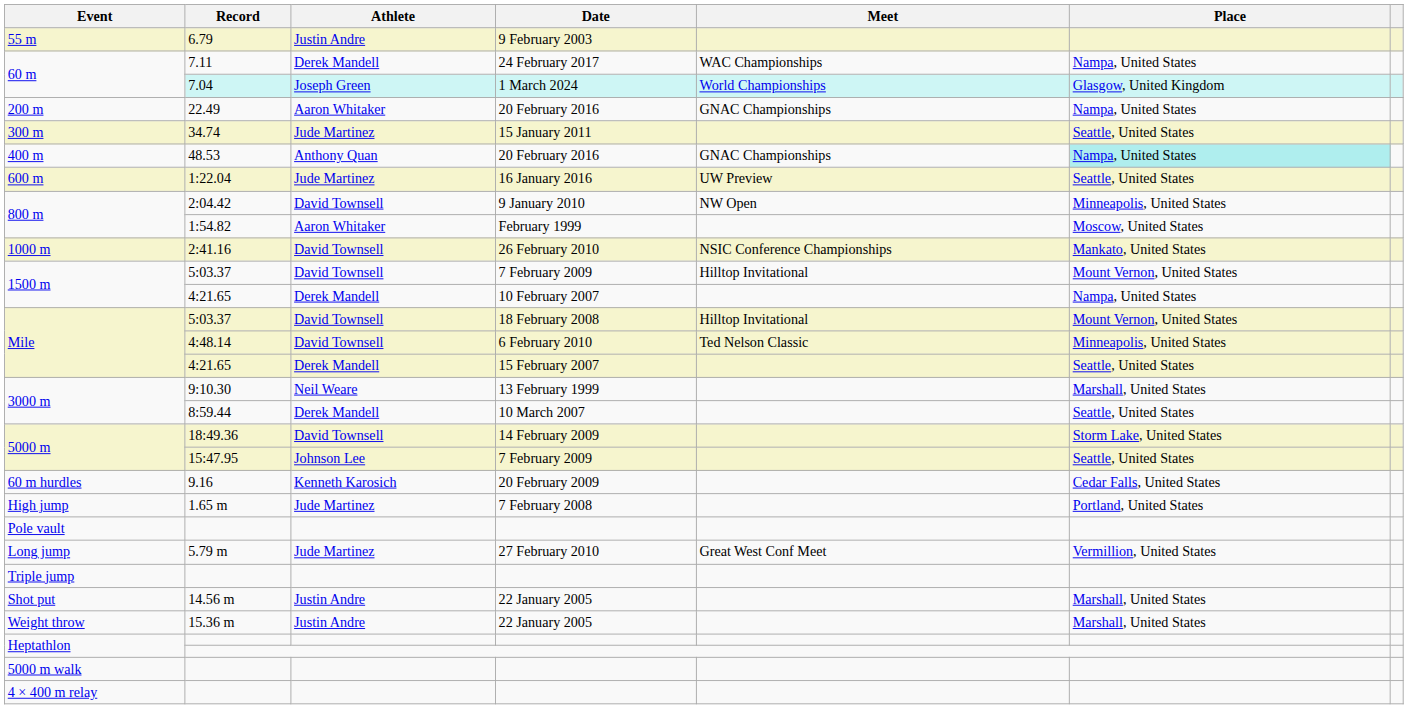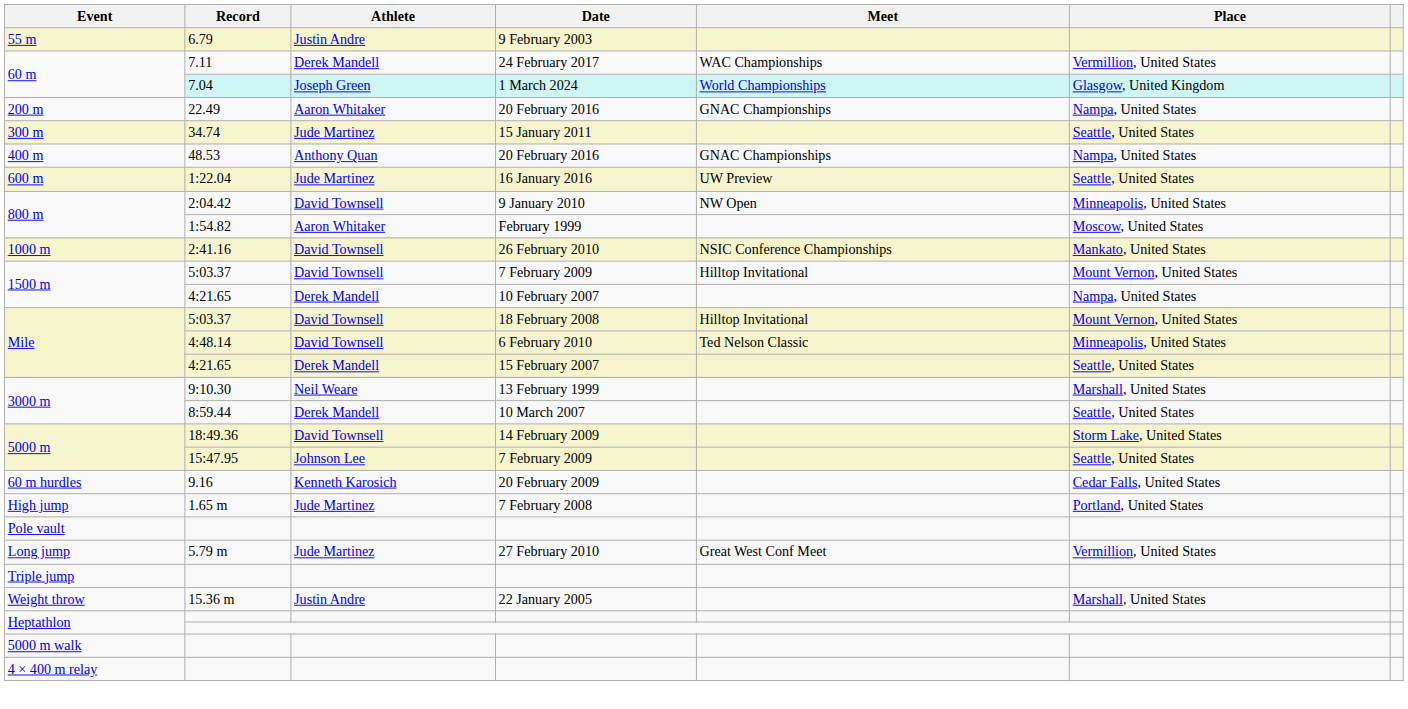(1134, 62) Nampa, United States -> (1144, 62) Vermillion, United States
(1134, 156) paleturquoise background -> (1134, 156) no background
- row: (31, 599)
